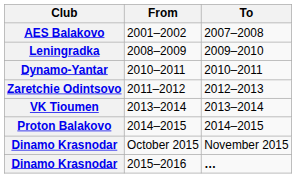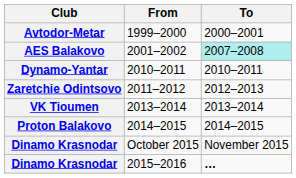+ row: (157, 32)
(234, 32) no background -> (234, 51) paleturquoise background
- row: (157, 51)
